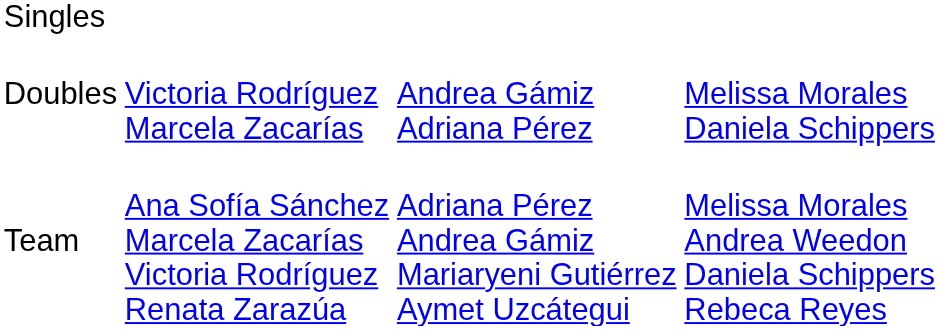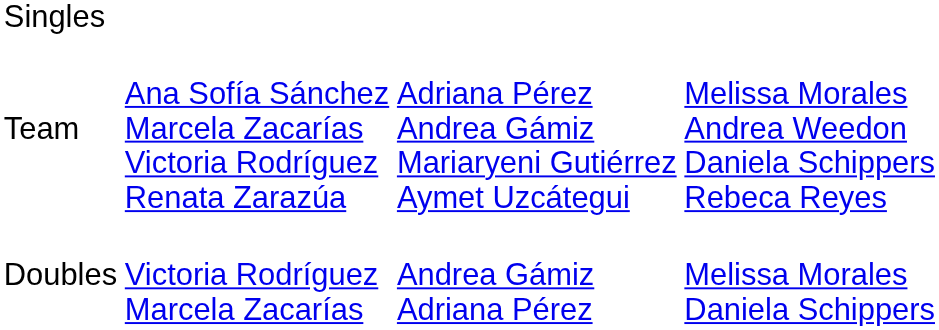rows swapped: (60, 93) <-> (42, 240)
